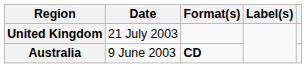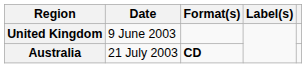(143, 33) 21 July 2003 -> (142, 33) 9 June 2003
(142, 53) 9 June 2003 -> (143, 53) 21 July 2003
